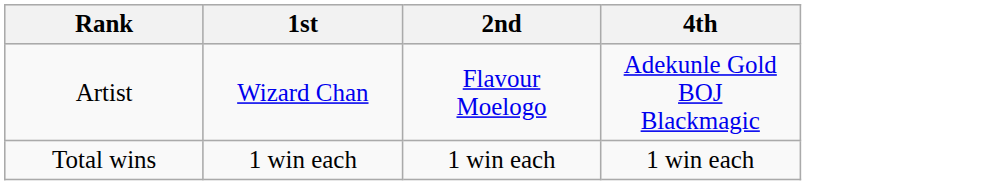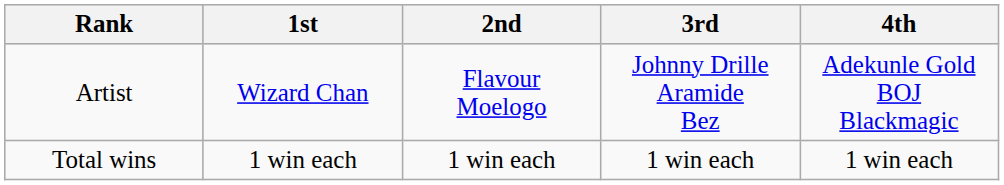+ column: (700, 24)
